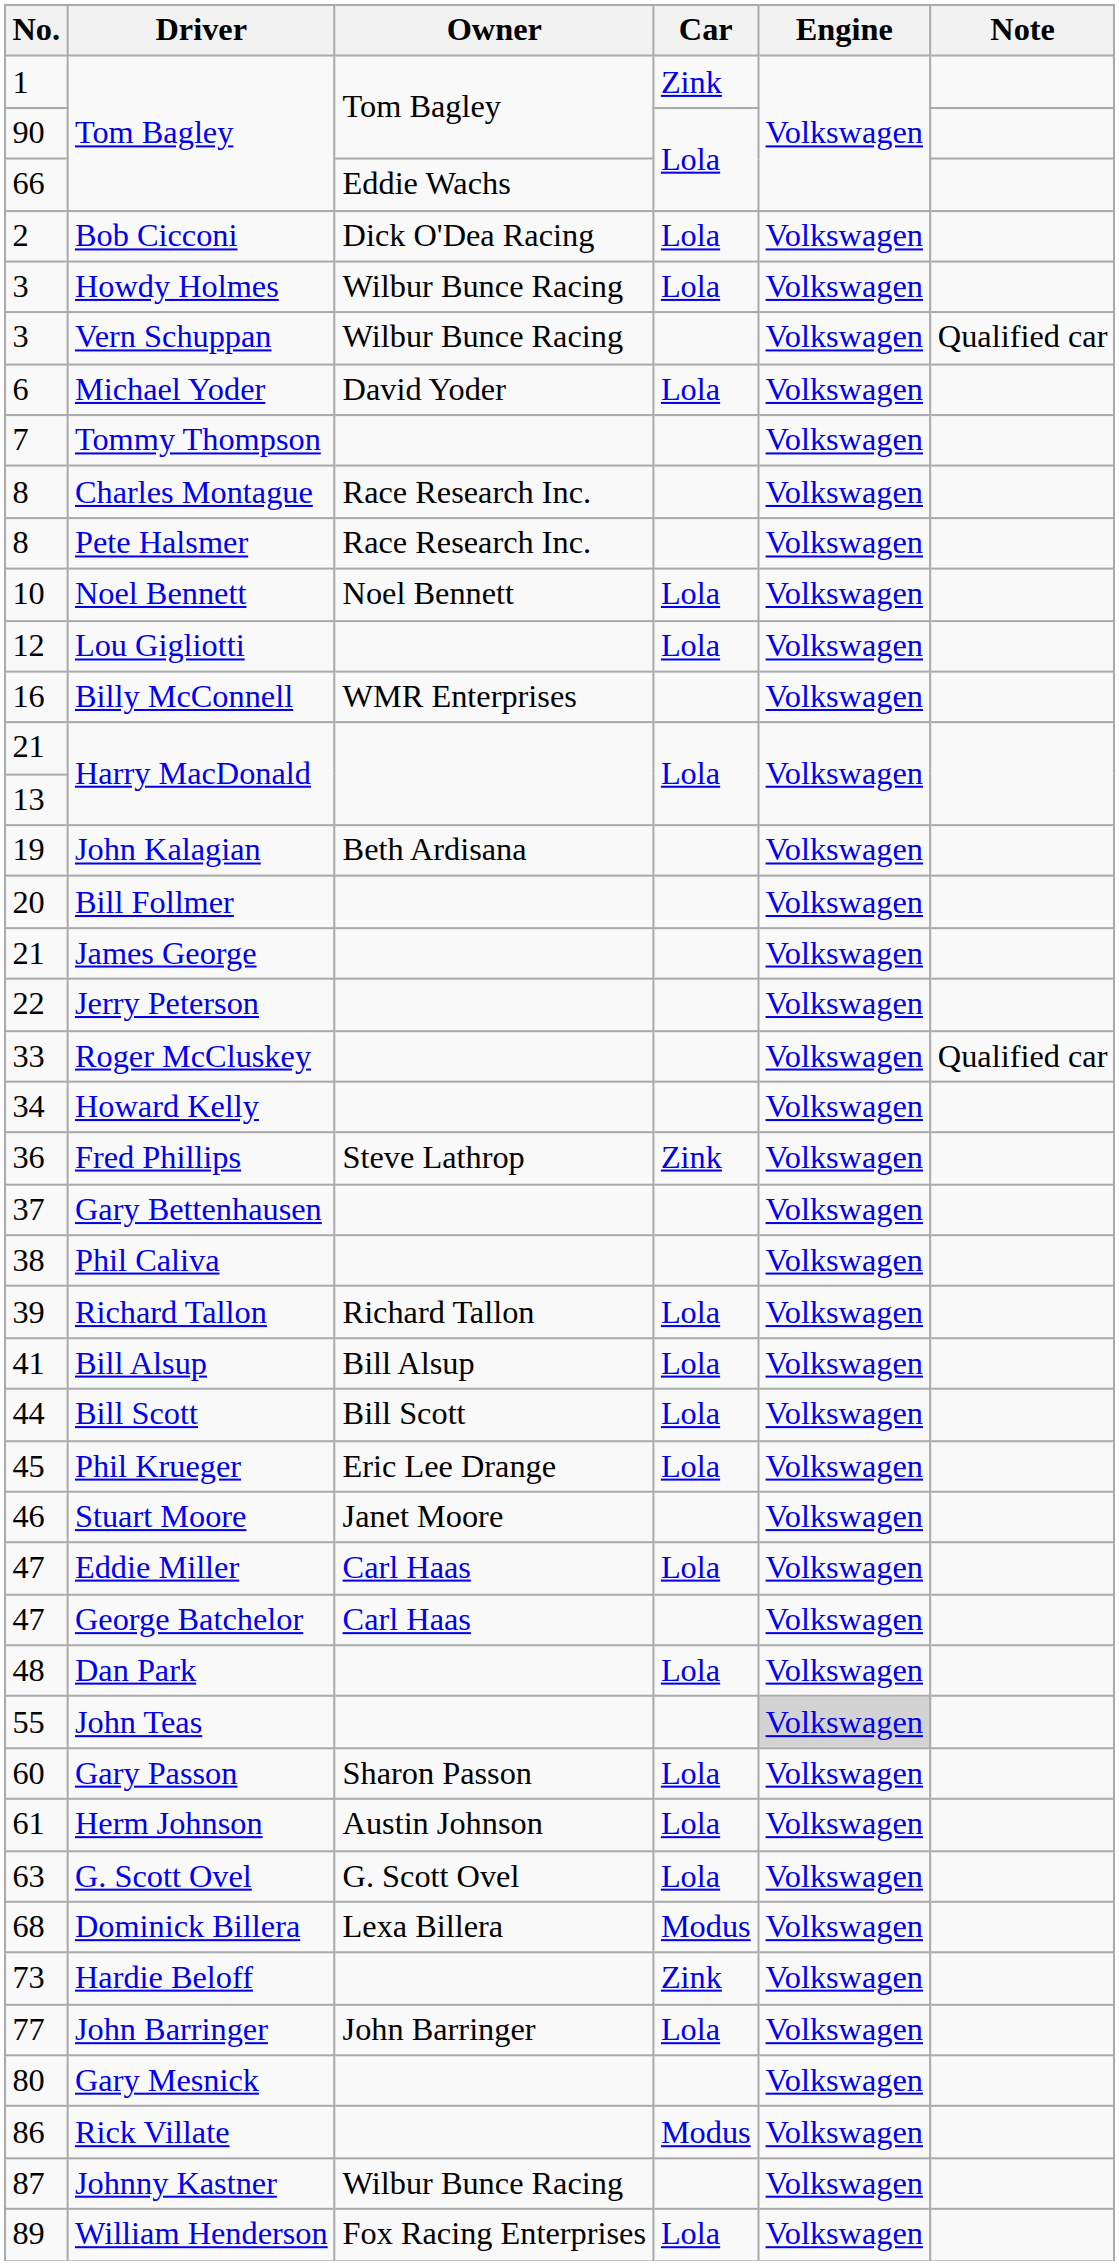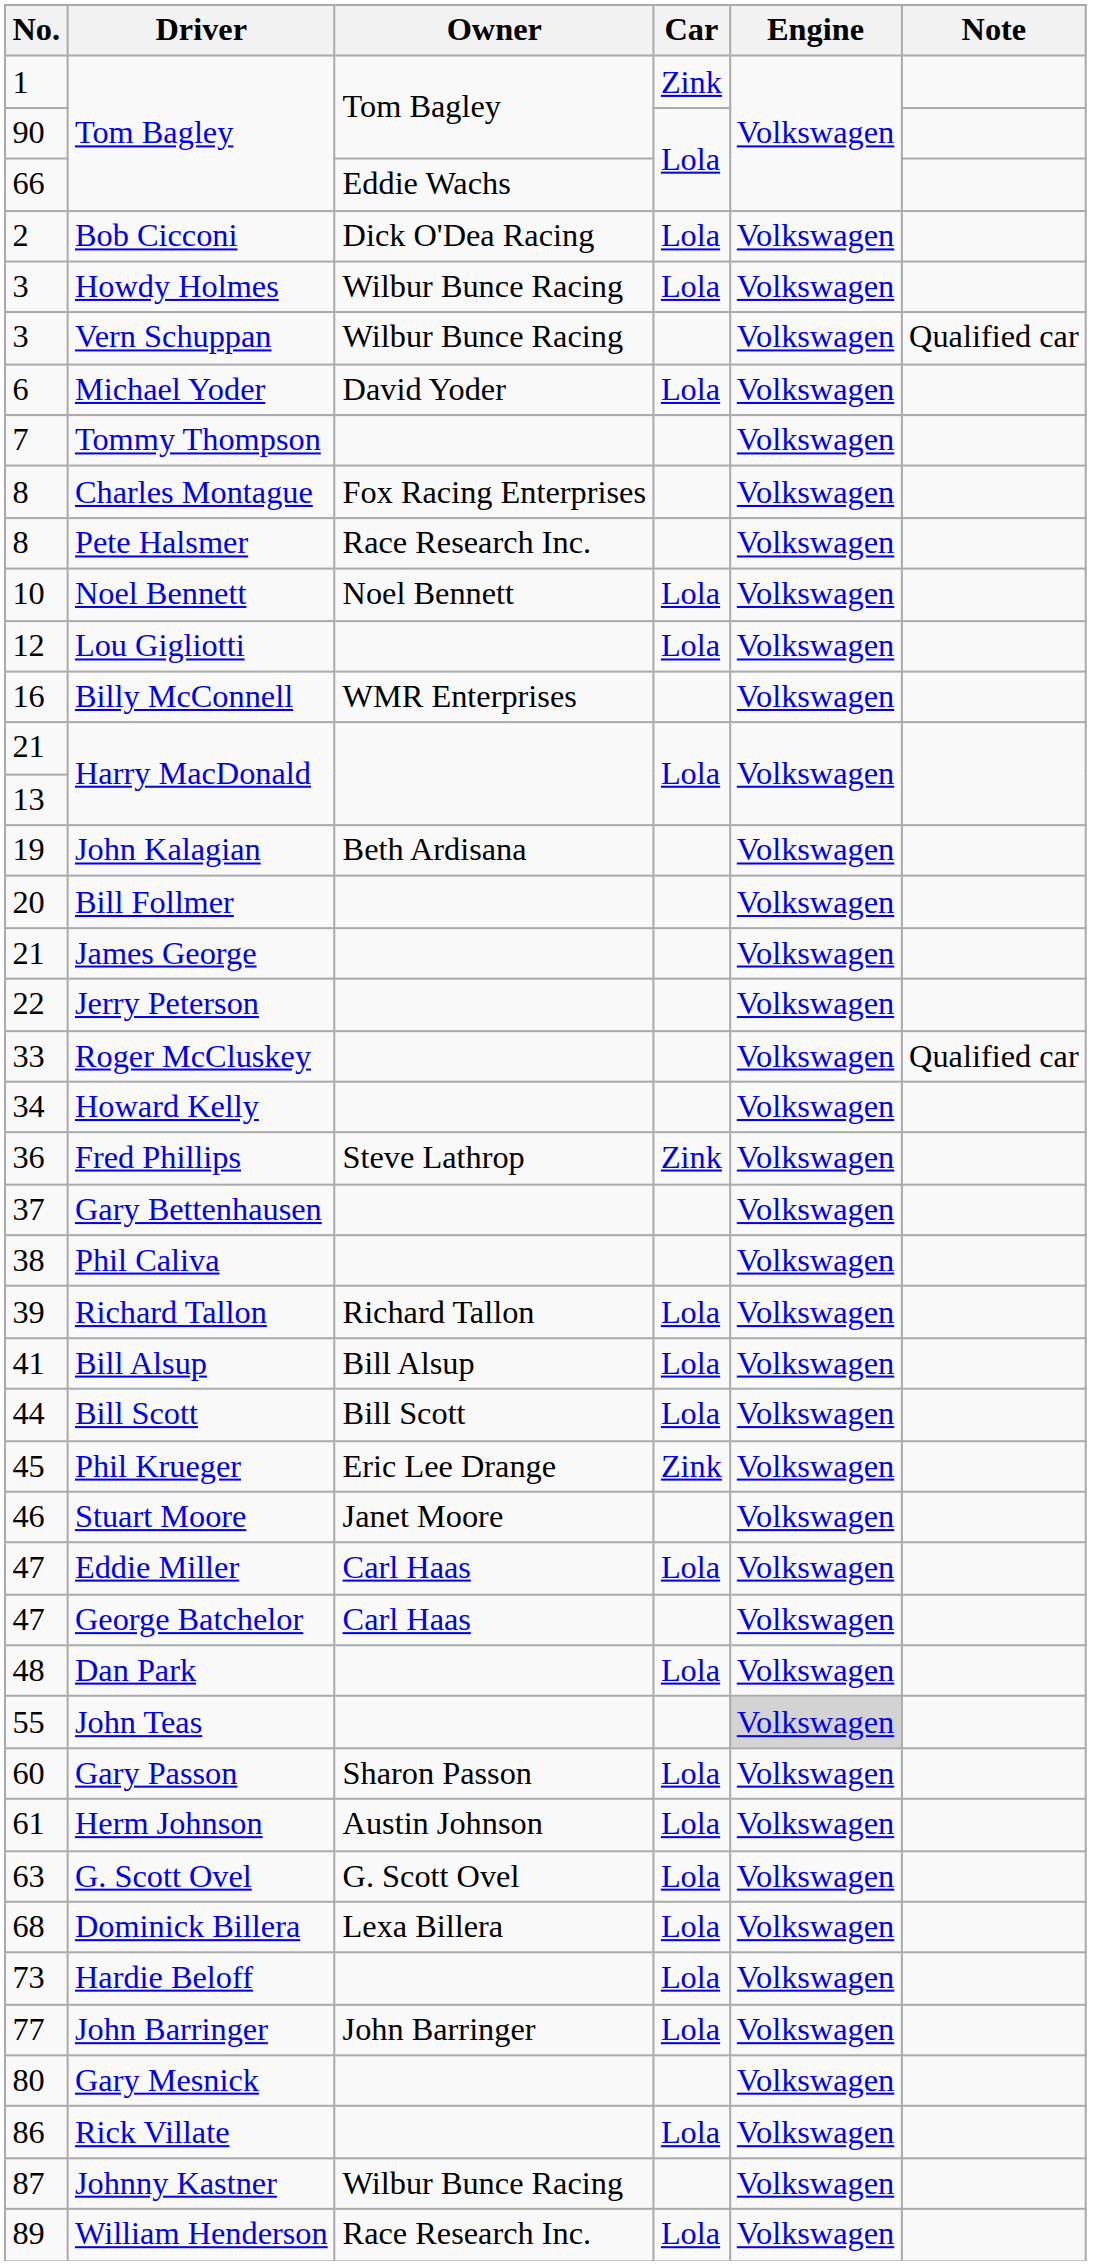(467, 491) Race Research Inc. -> (494, 491) Fox Racing Enterprises
(691, 1465) Lola -> (691, 1465) Zink
(706, 1926) Modus -> (691, 1926) Lola
(691, 1977) Zink -> (691, 1977) Lola
(706, 2131) Modus -> (691, 2131) Lola
(494, 2234) Fox Racing Enterprises -> (467, 2234) Race Research Inc.
